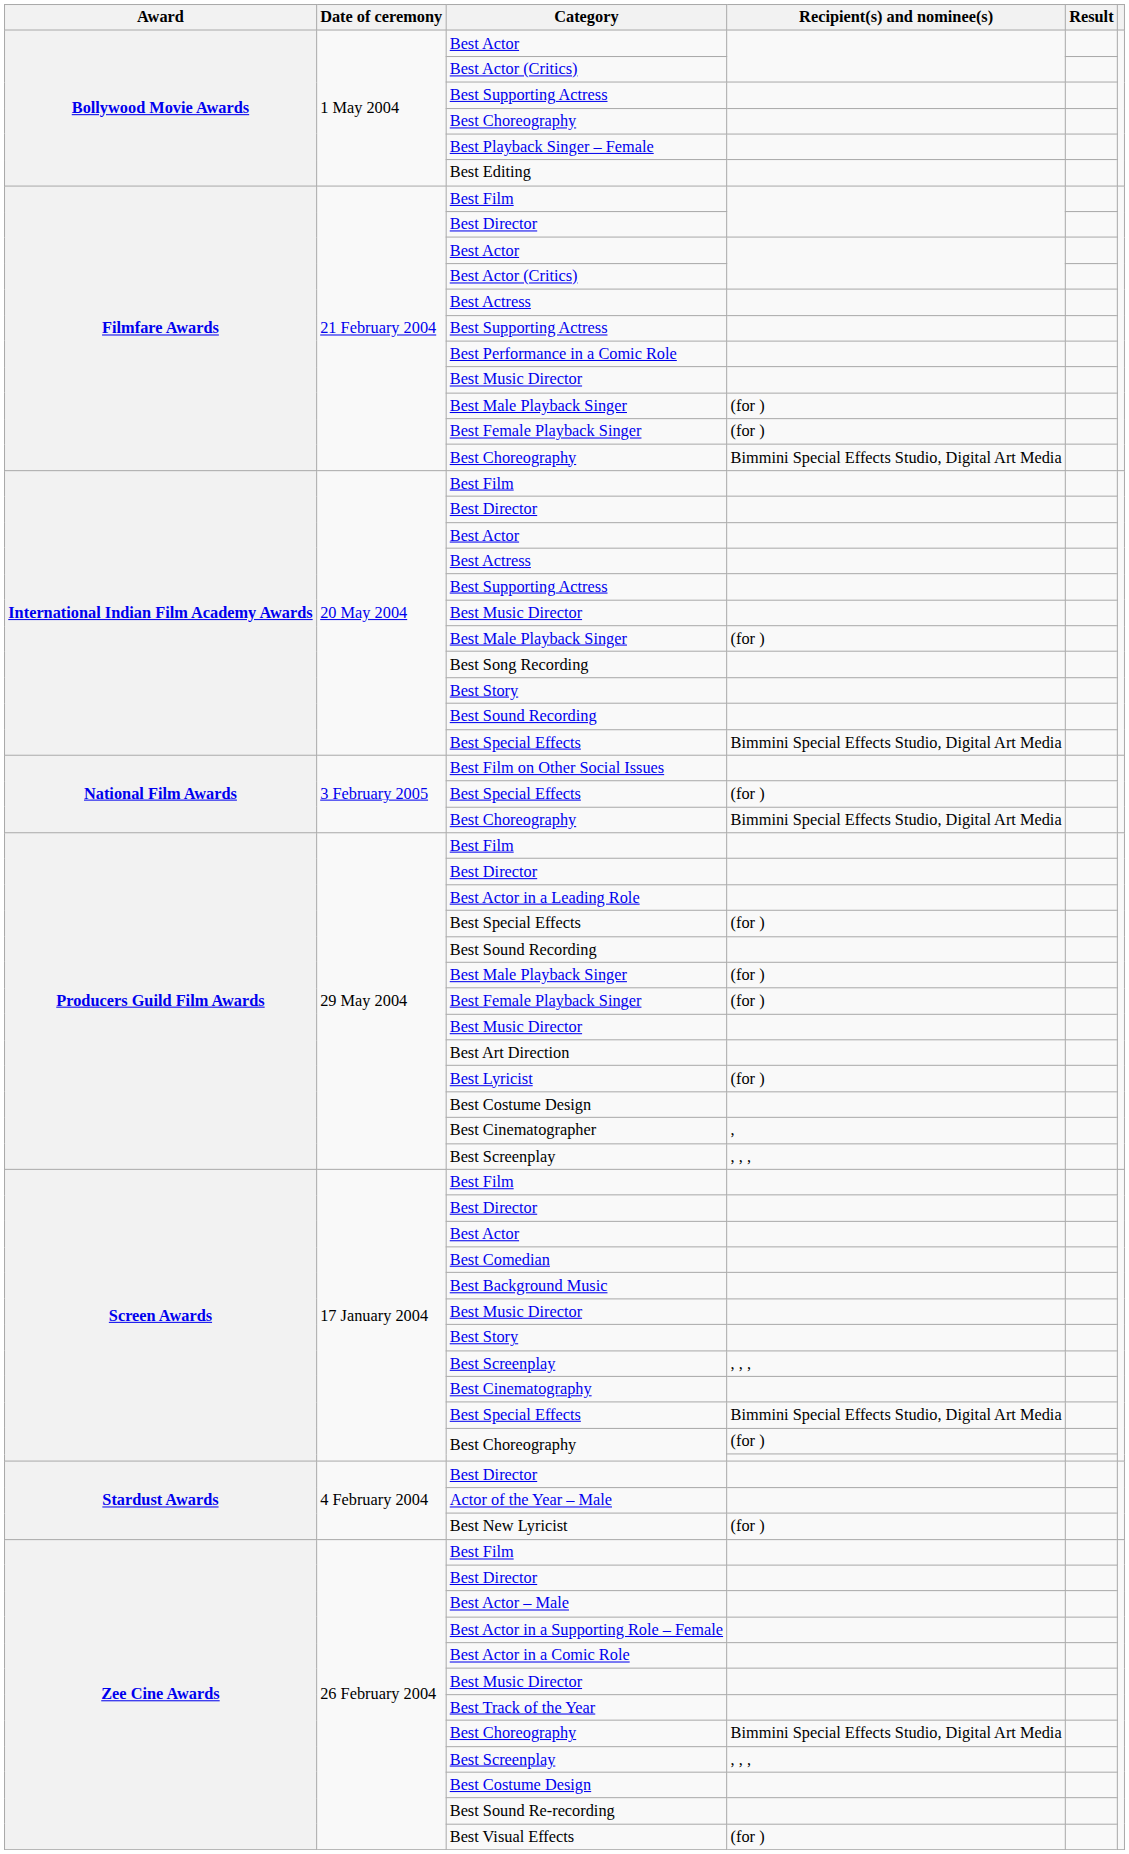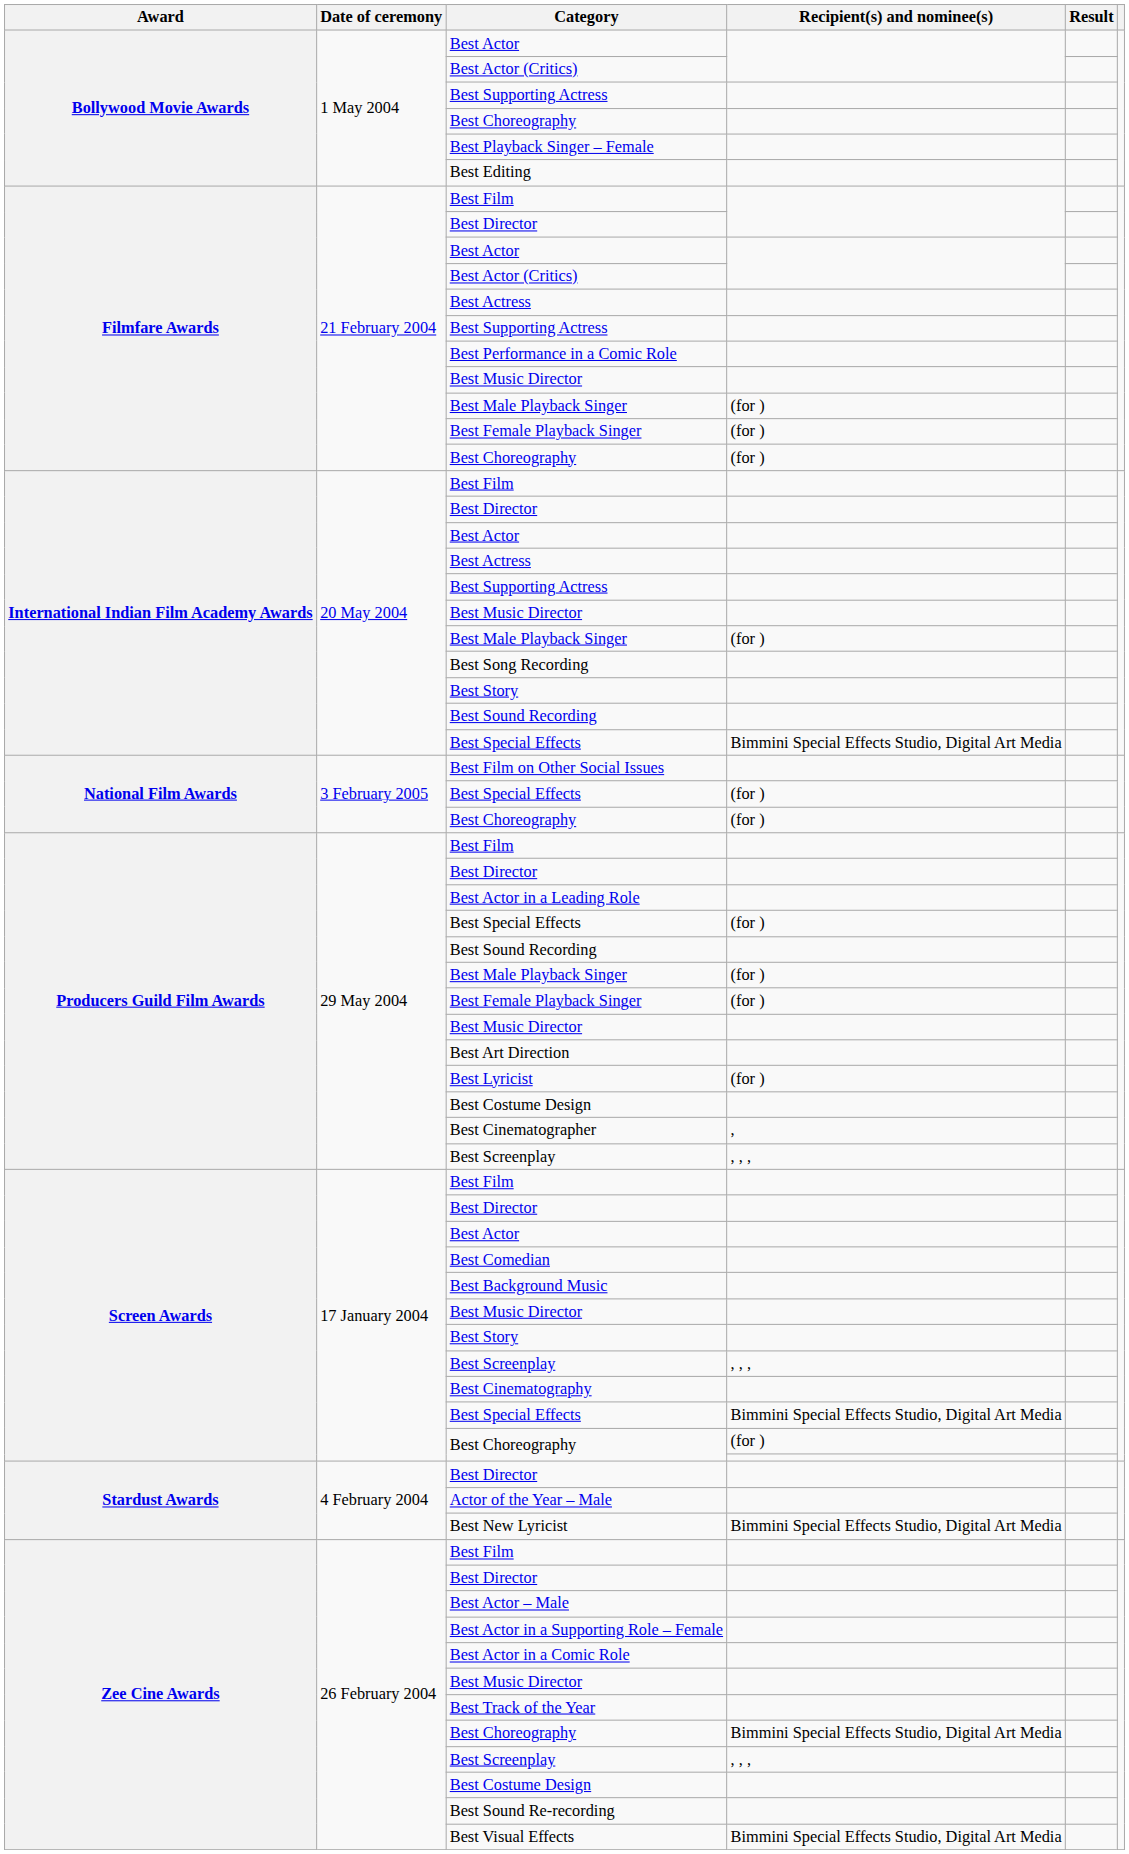(896, 457) Bimmini Special Effects Studio, Digital Art Media -> (748, 457) (for )
(896, 819) Bimmini Special Effects Studio, Digital Art Media -> (748, 819) (for )
(748, 1526) (for ) -> (896, 1526) Bimmini Special Effects Studio, Digital Art Media
(748, 1836) (for ) -> (896, 1836) Bimmini Special Effects Studio, Digital Art Media
